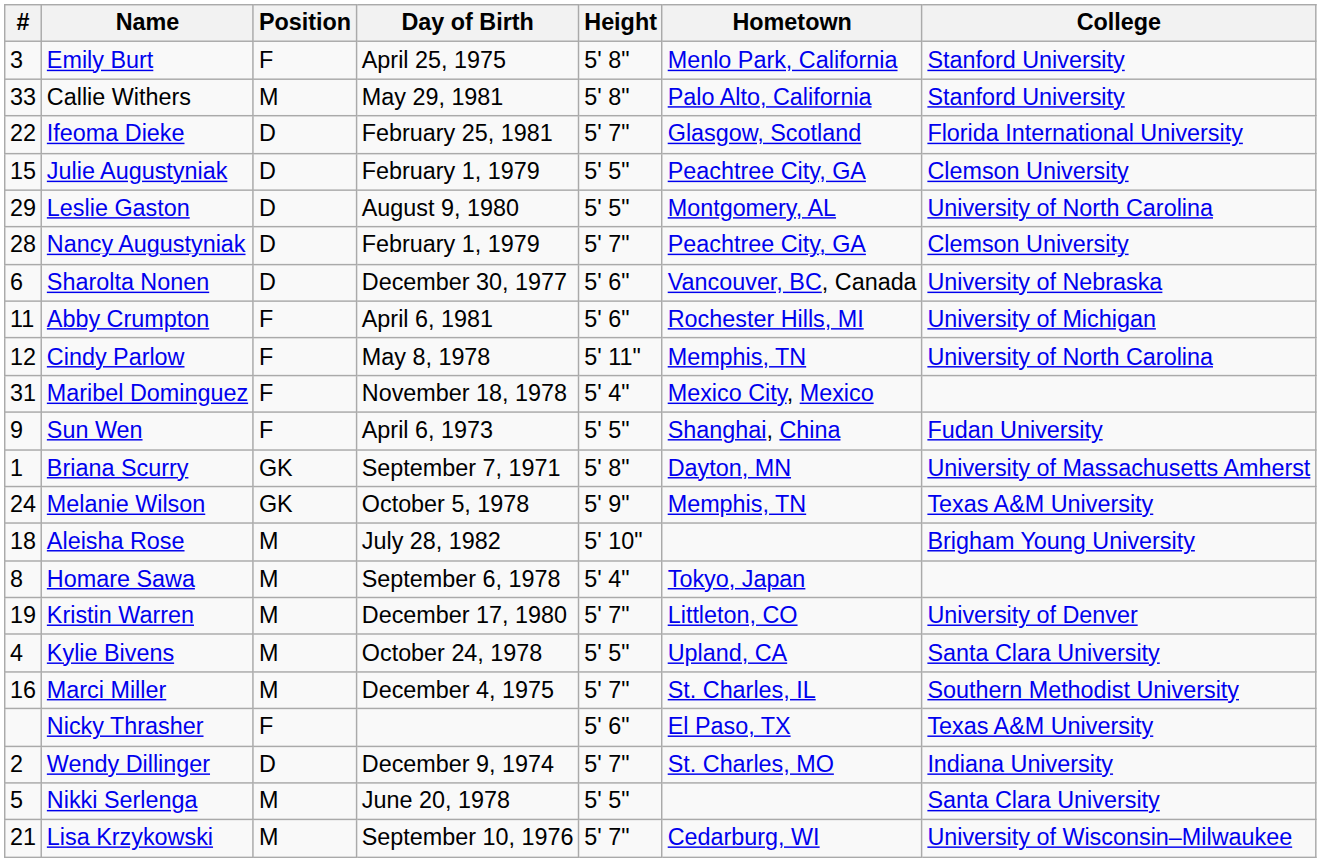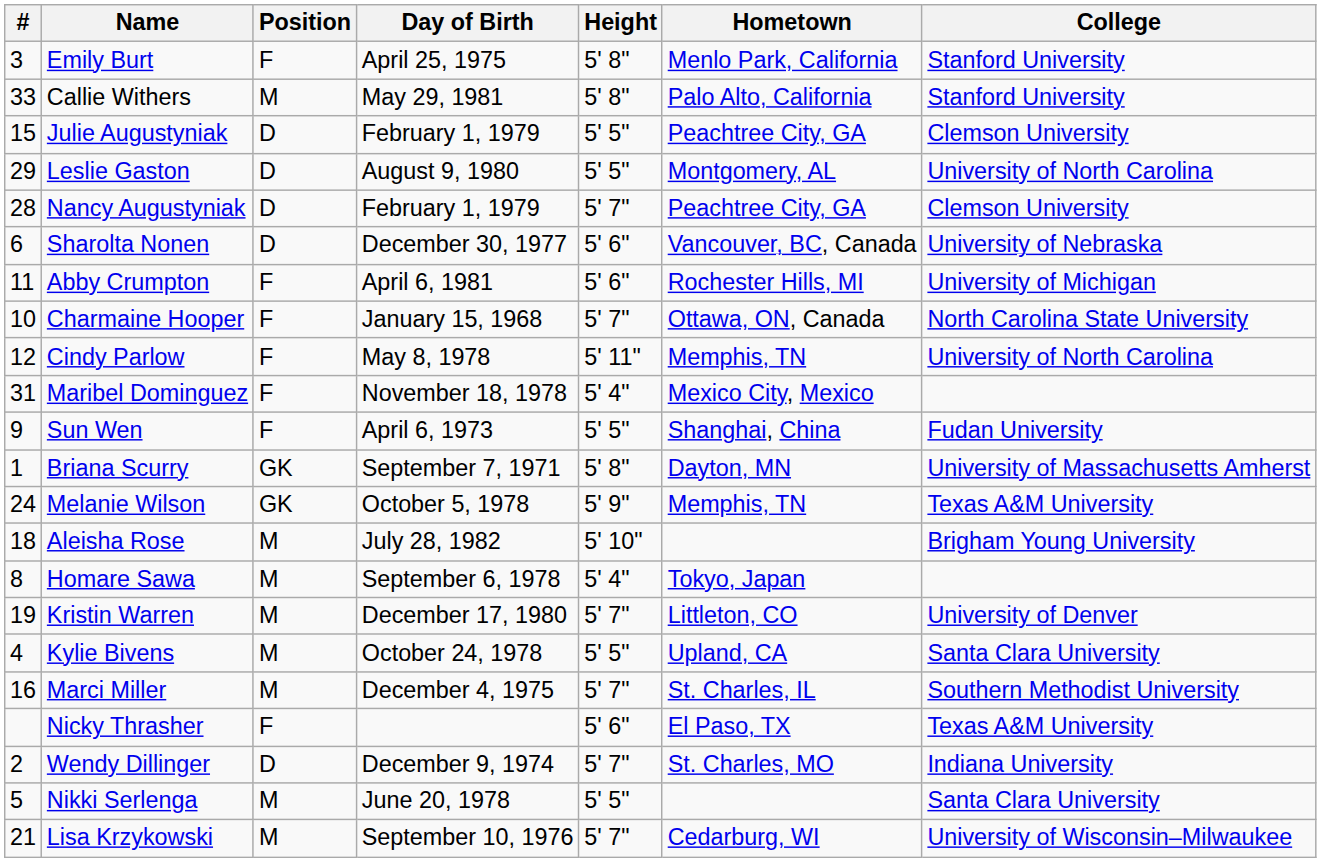- row: (116, 134)
+ row: (146, 319)
